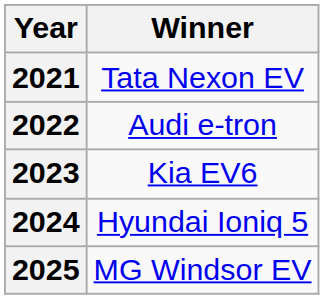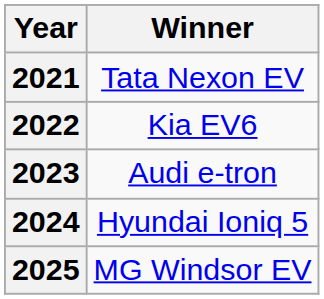(203, 125) Audi e-tron -> (203, 125) Kia EV6
(203, 173) Kia EV6 -> (203, 173) Audi e-tron
